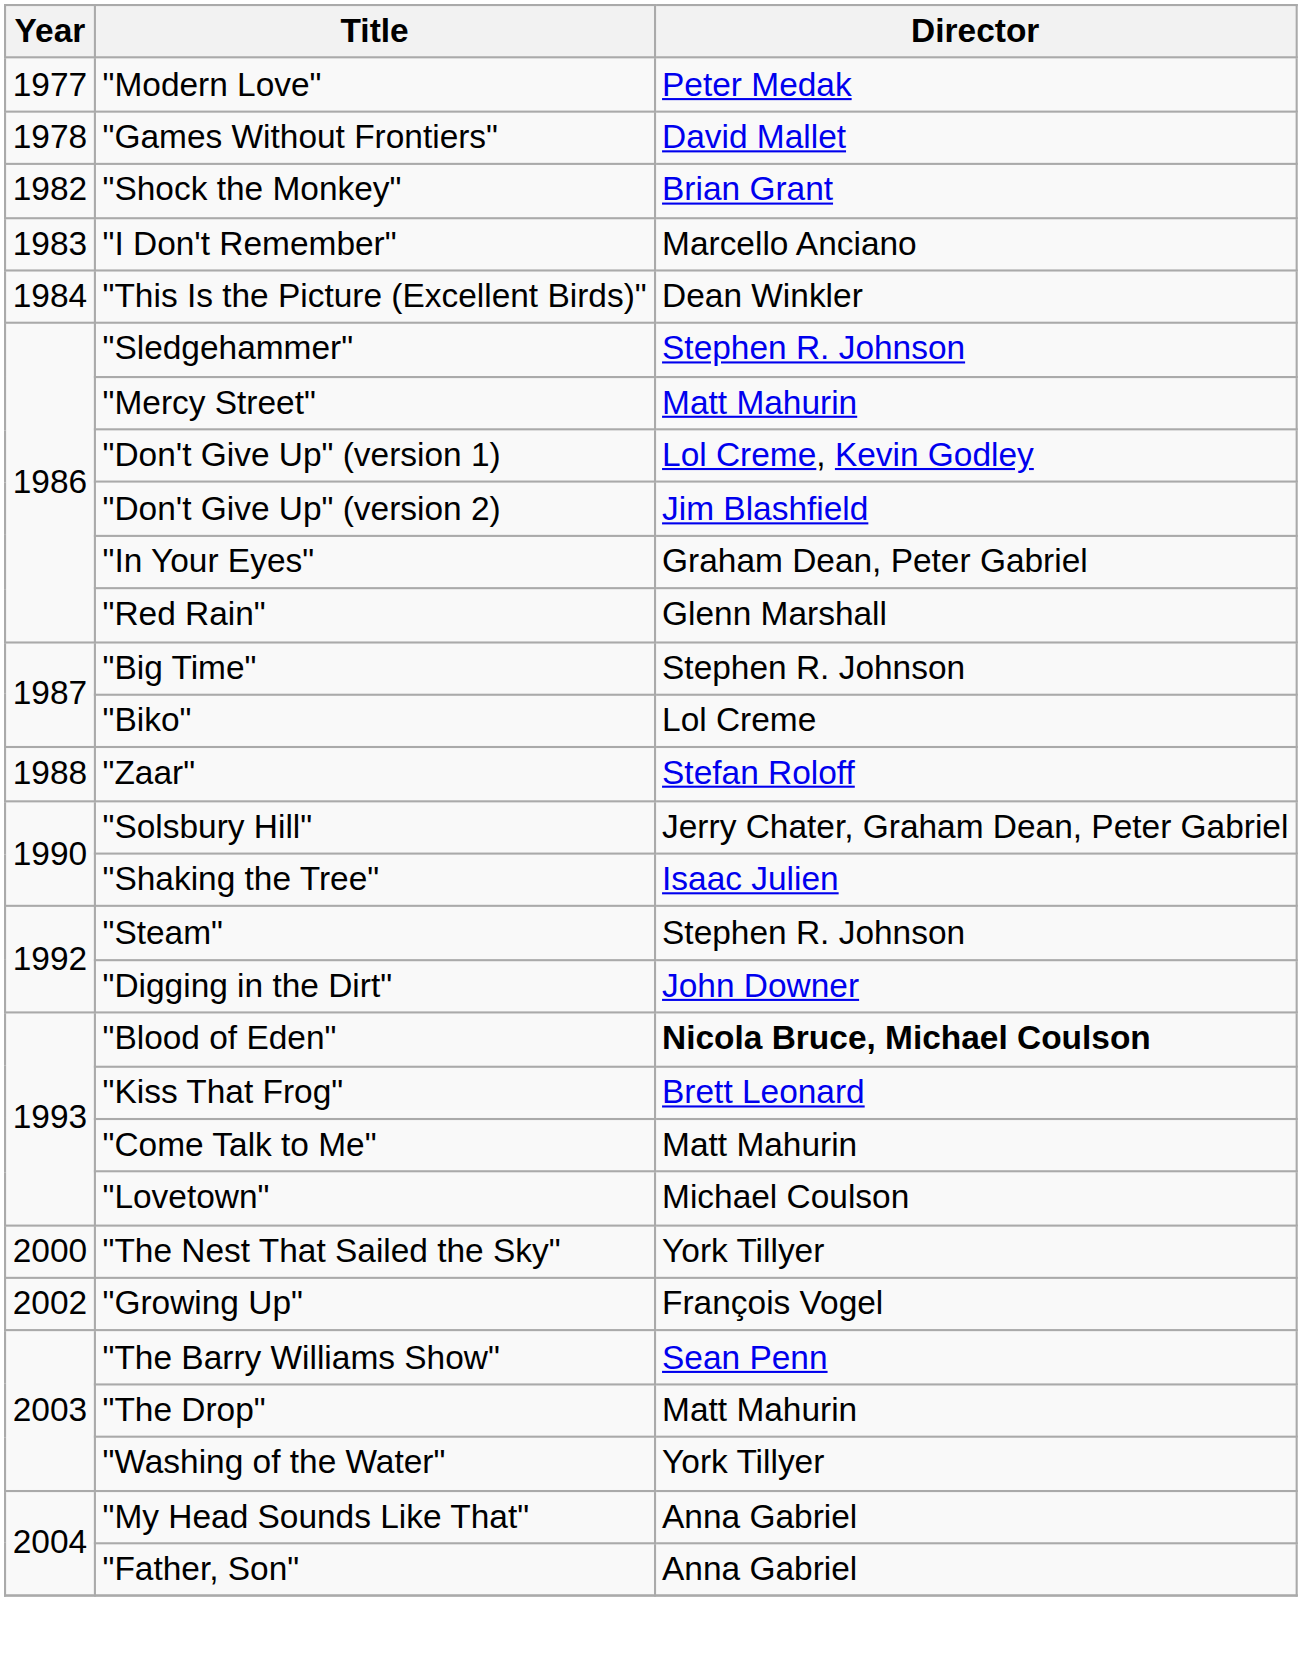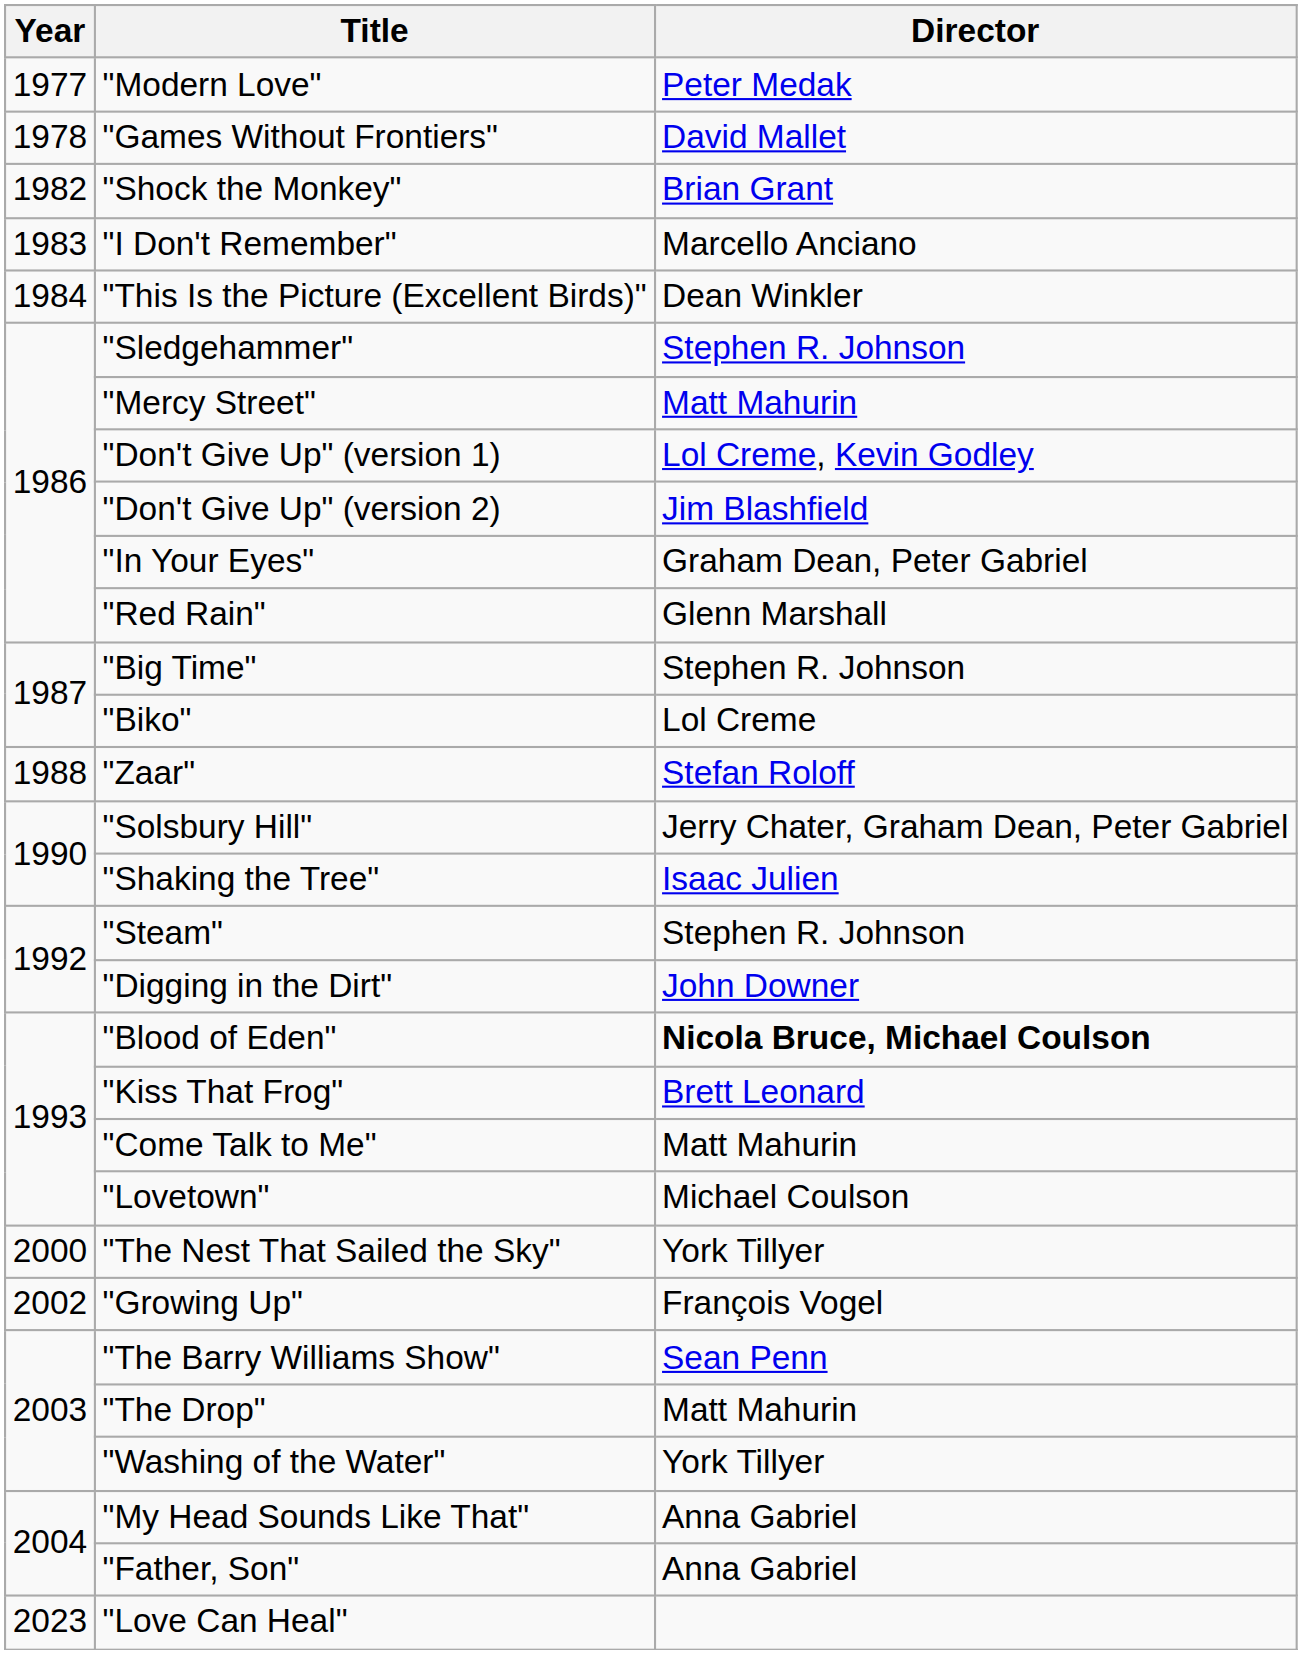+ row: (225, 1622)
